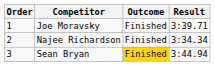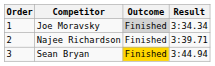(146, 26) no background -> (146, 26) lightgrey background
(189, 26) 3:39.71 -> (189, 26) 3:34.34
(189, 40) 3:34.34 -> (189, 40) 3:39.71
